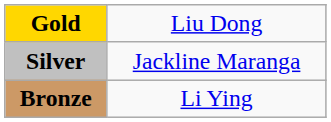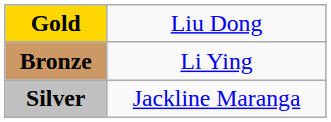rows swapped: (56, 60) <-> (56, 98)
